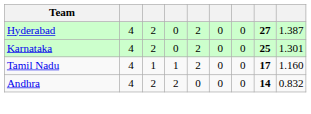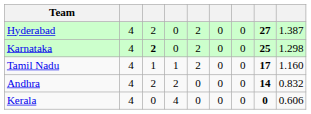(153, 48) normal -> (153, 48) bold
(291, 48) 1.301 -> (291, 48) 1.298
+ row: (22, 100)
